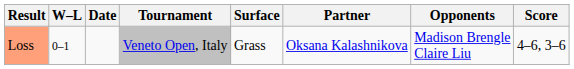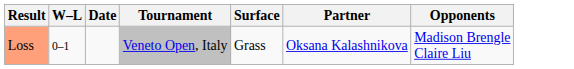- column: (541, 15)
